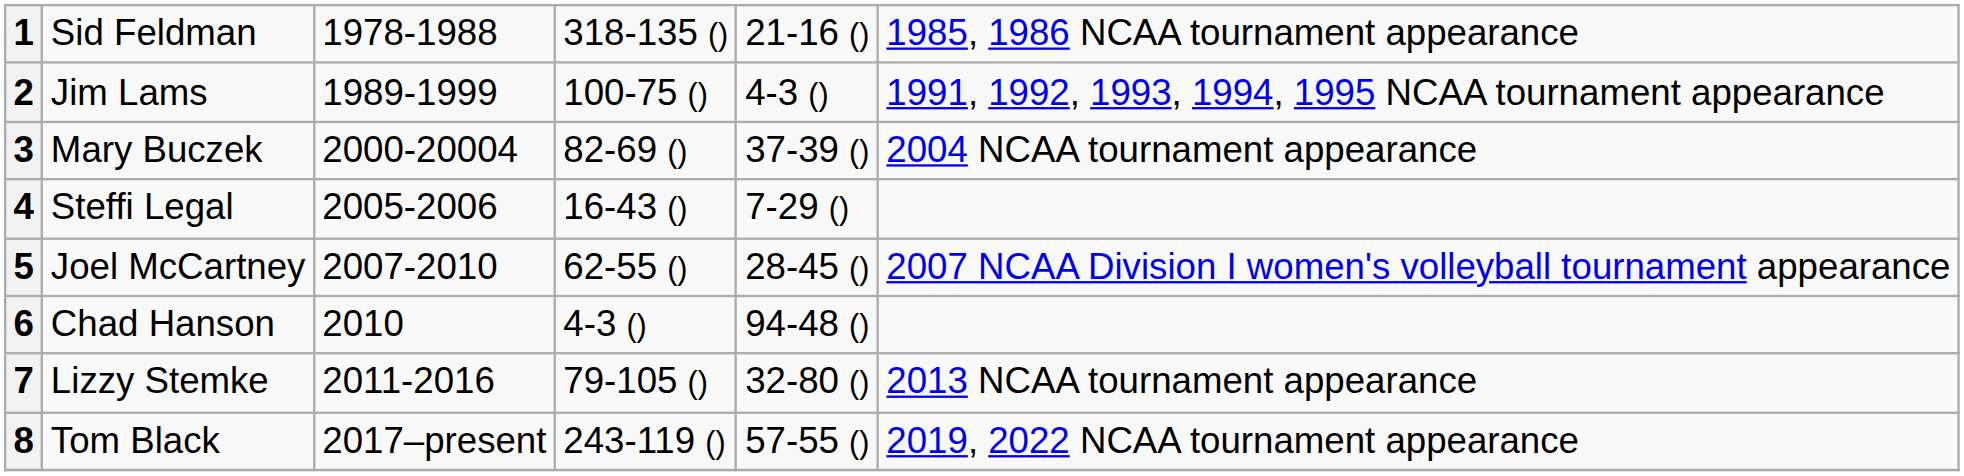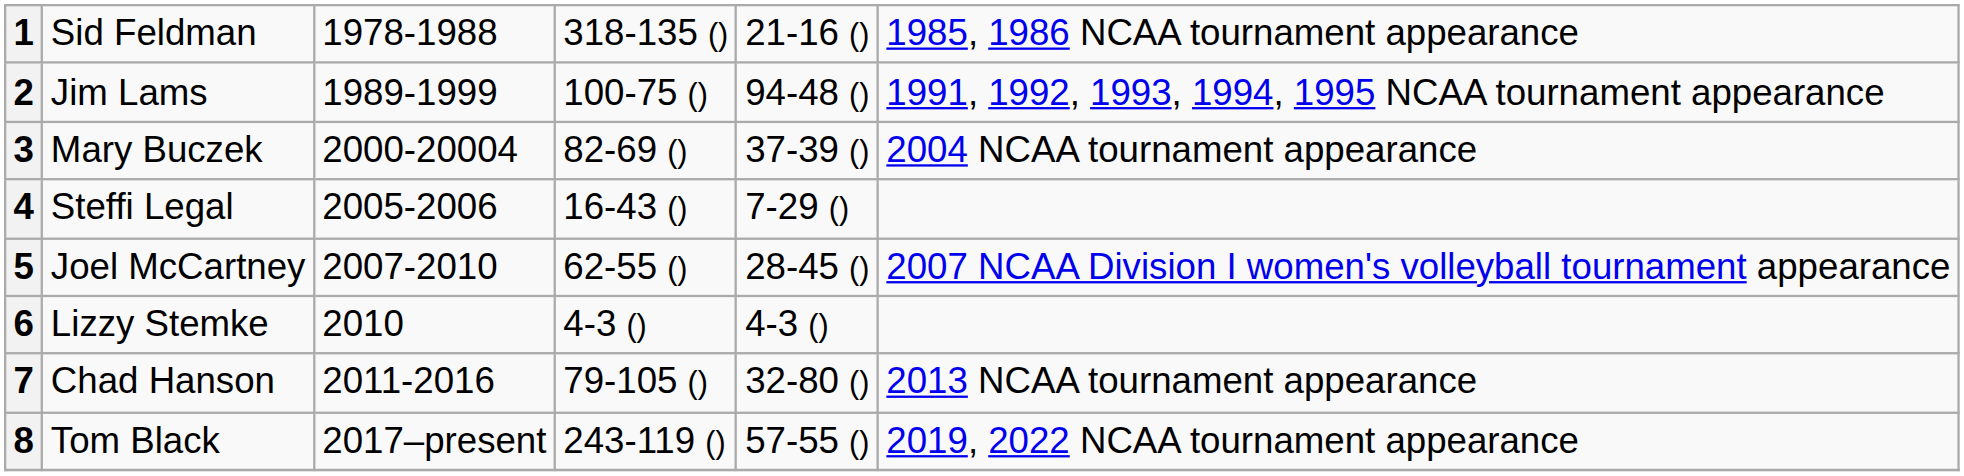(787, 91) 4-3 () -> (807, 91) 94-48 ()
(163, 324) Chad Hanson -> (160, 324) Lizzy Stemke
(807, 324) 94-48 () -> (787, 324) 4-3 ()
(160, 382) Lizzy Stemke -> (163, 382) Chad Hanson
